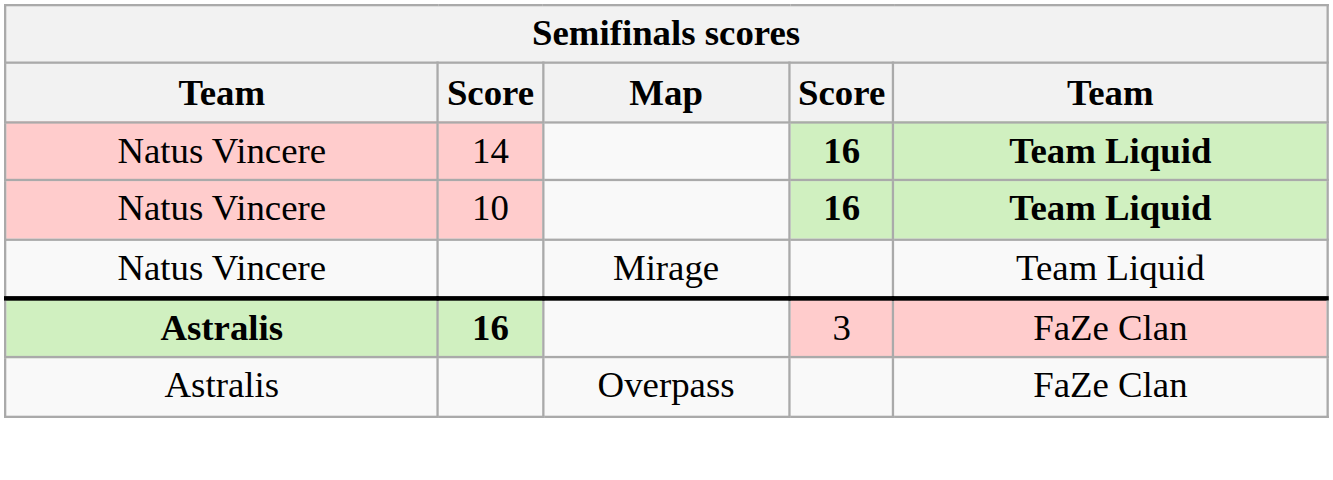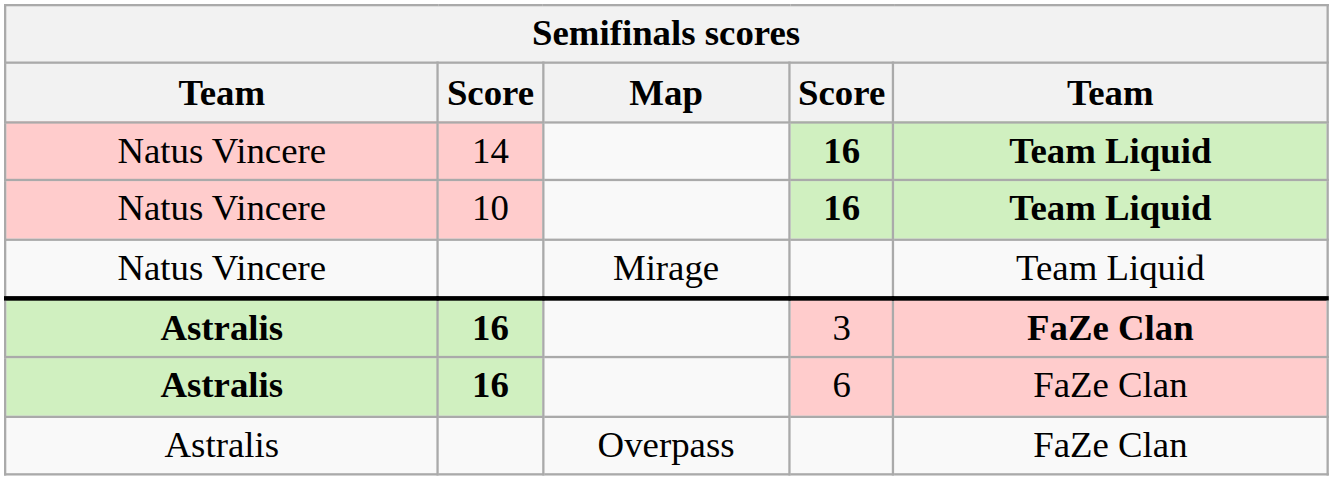(1110, 327) normal -> (1110, 327) bold
+ row: (490, 386)
